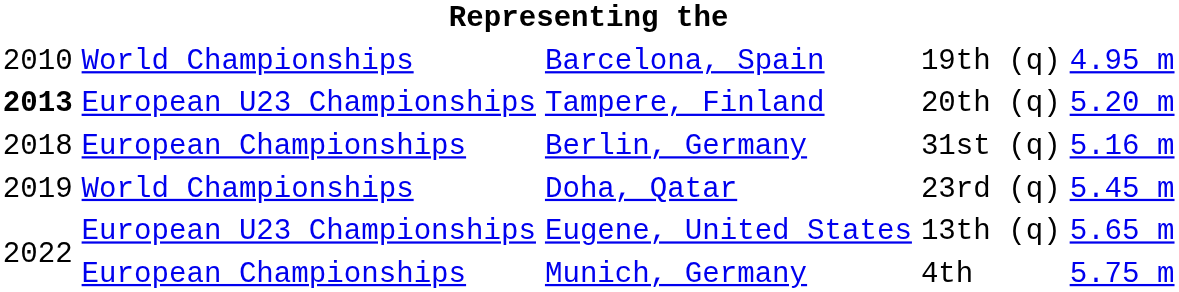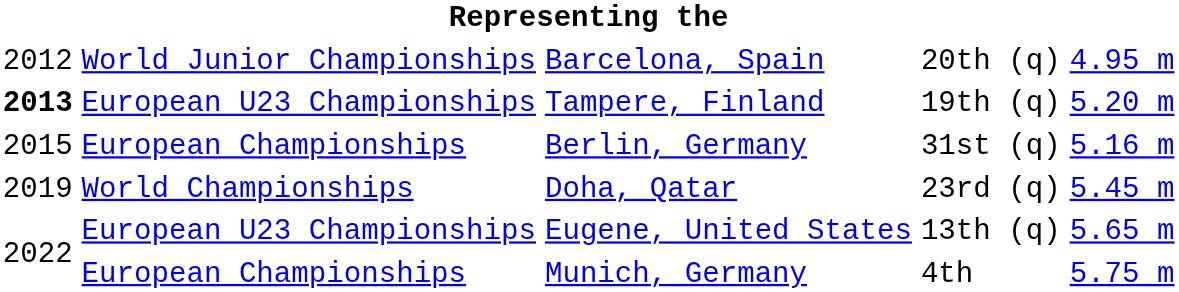(38, 61) 2010 -> (38, 61) 2012
(248, 61) World Championships -> (309, 61) World Junior Championships
(991, 61) 19th (q) -> (991, 61) 20th (q)
(991, 104) 20th (q) -> (991, 104) 19th (q)
(38, 146) 2018 -> (38, 146) 2015
